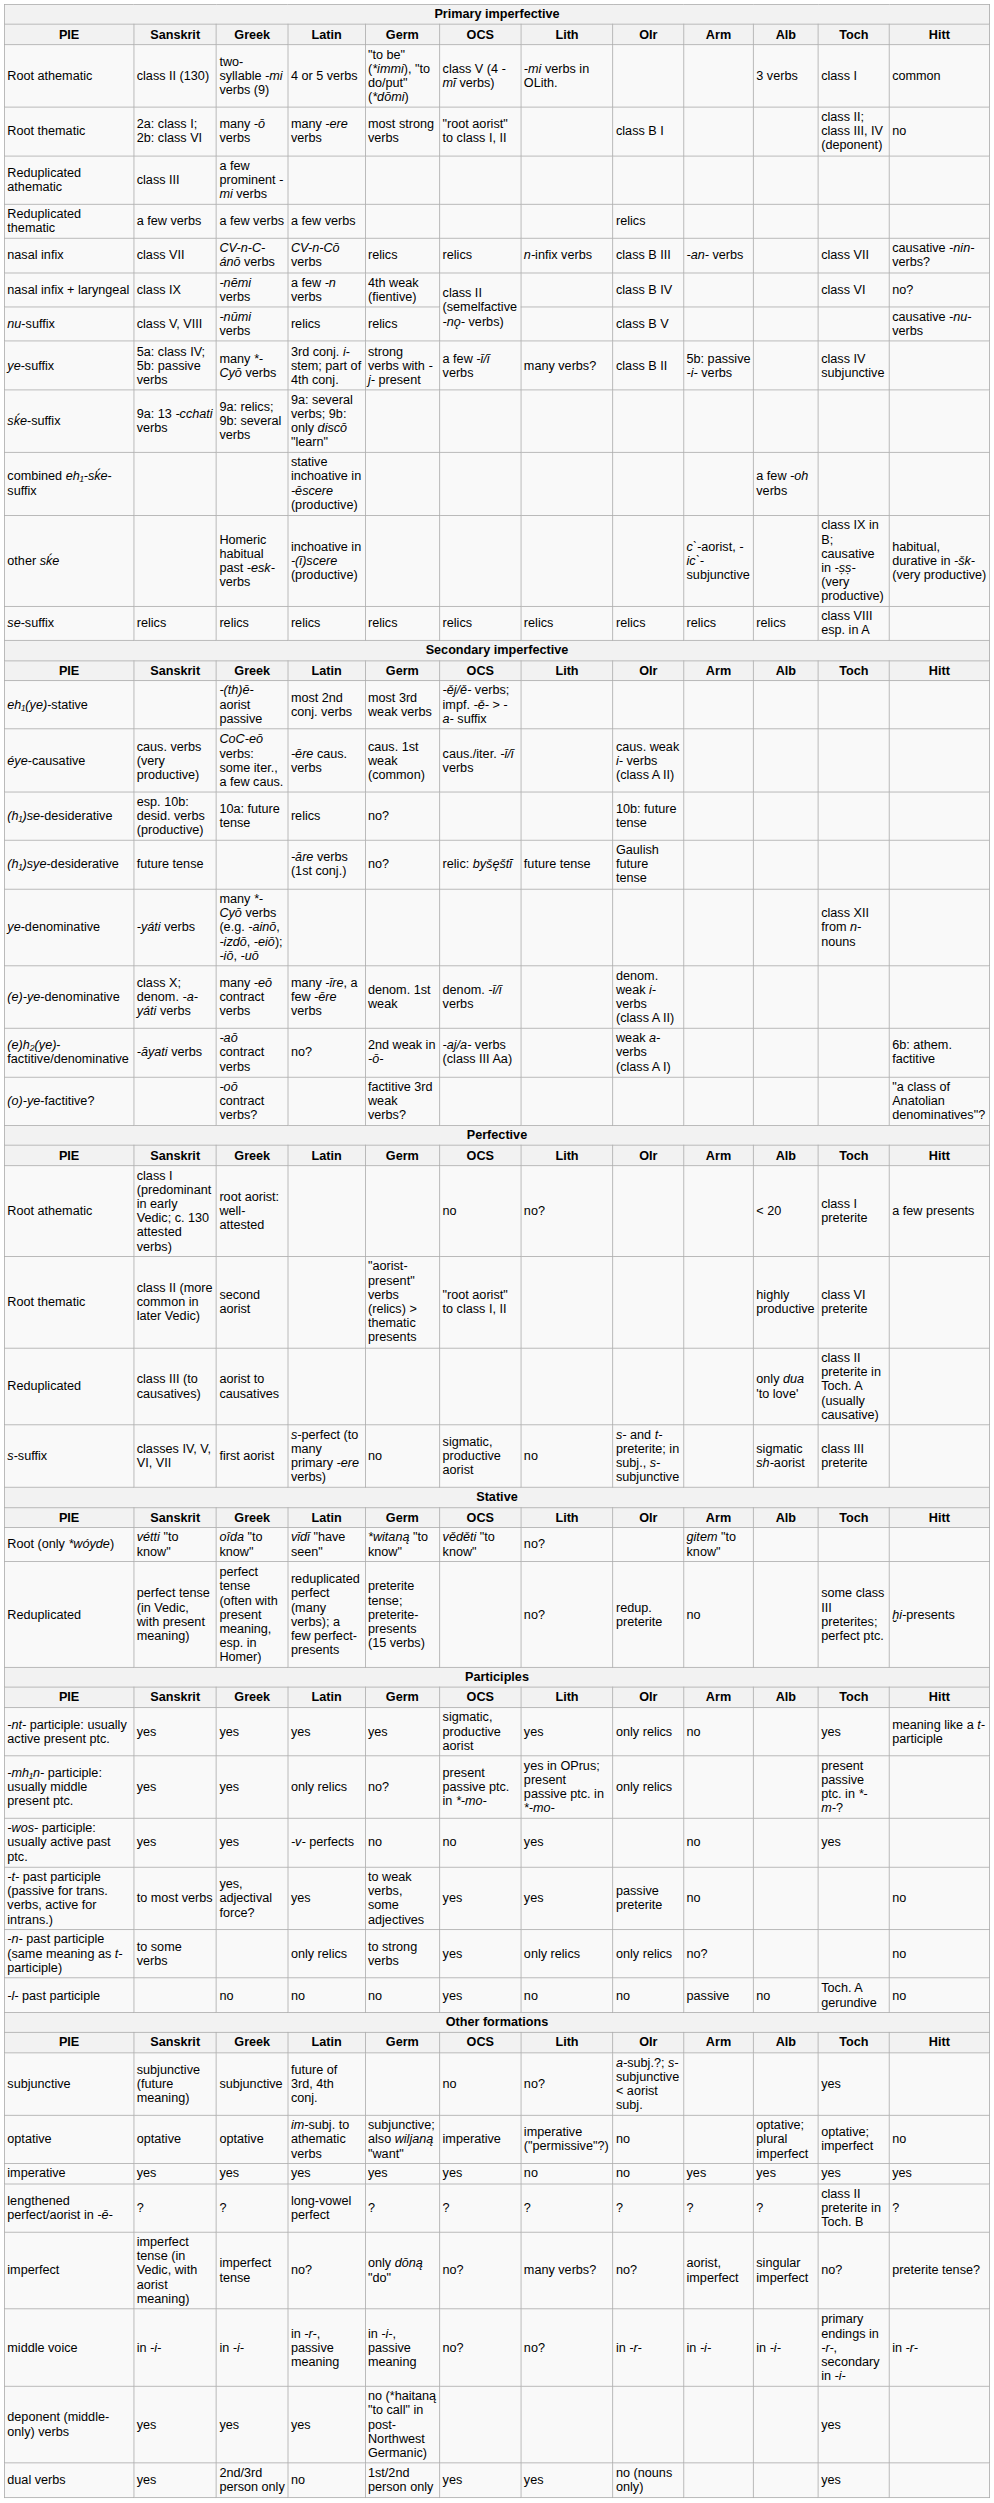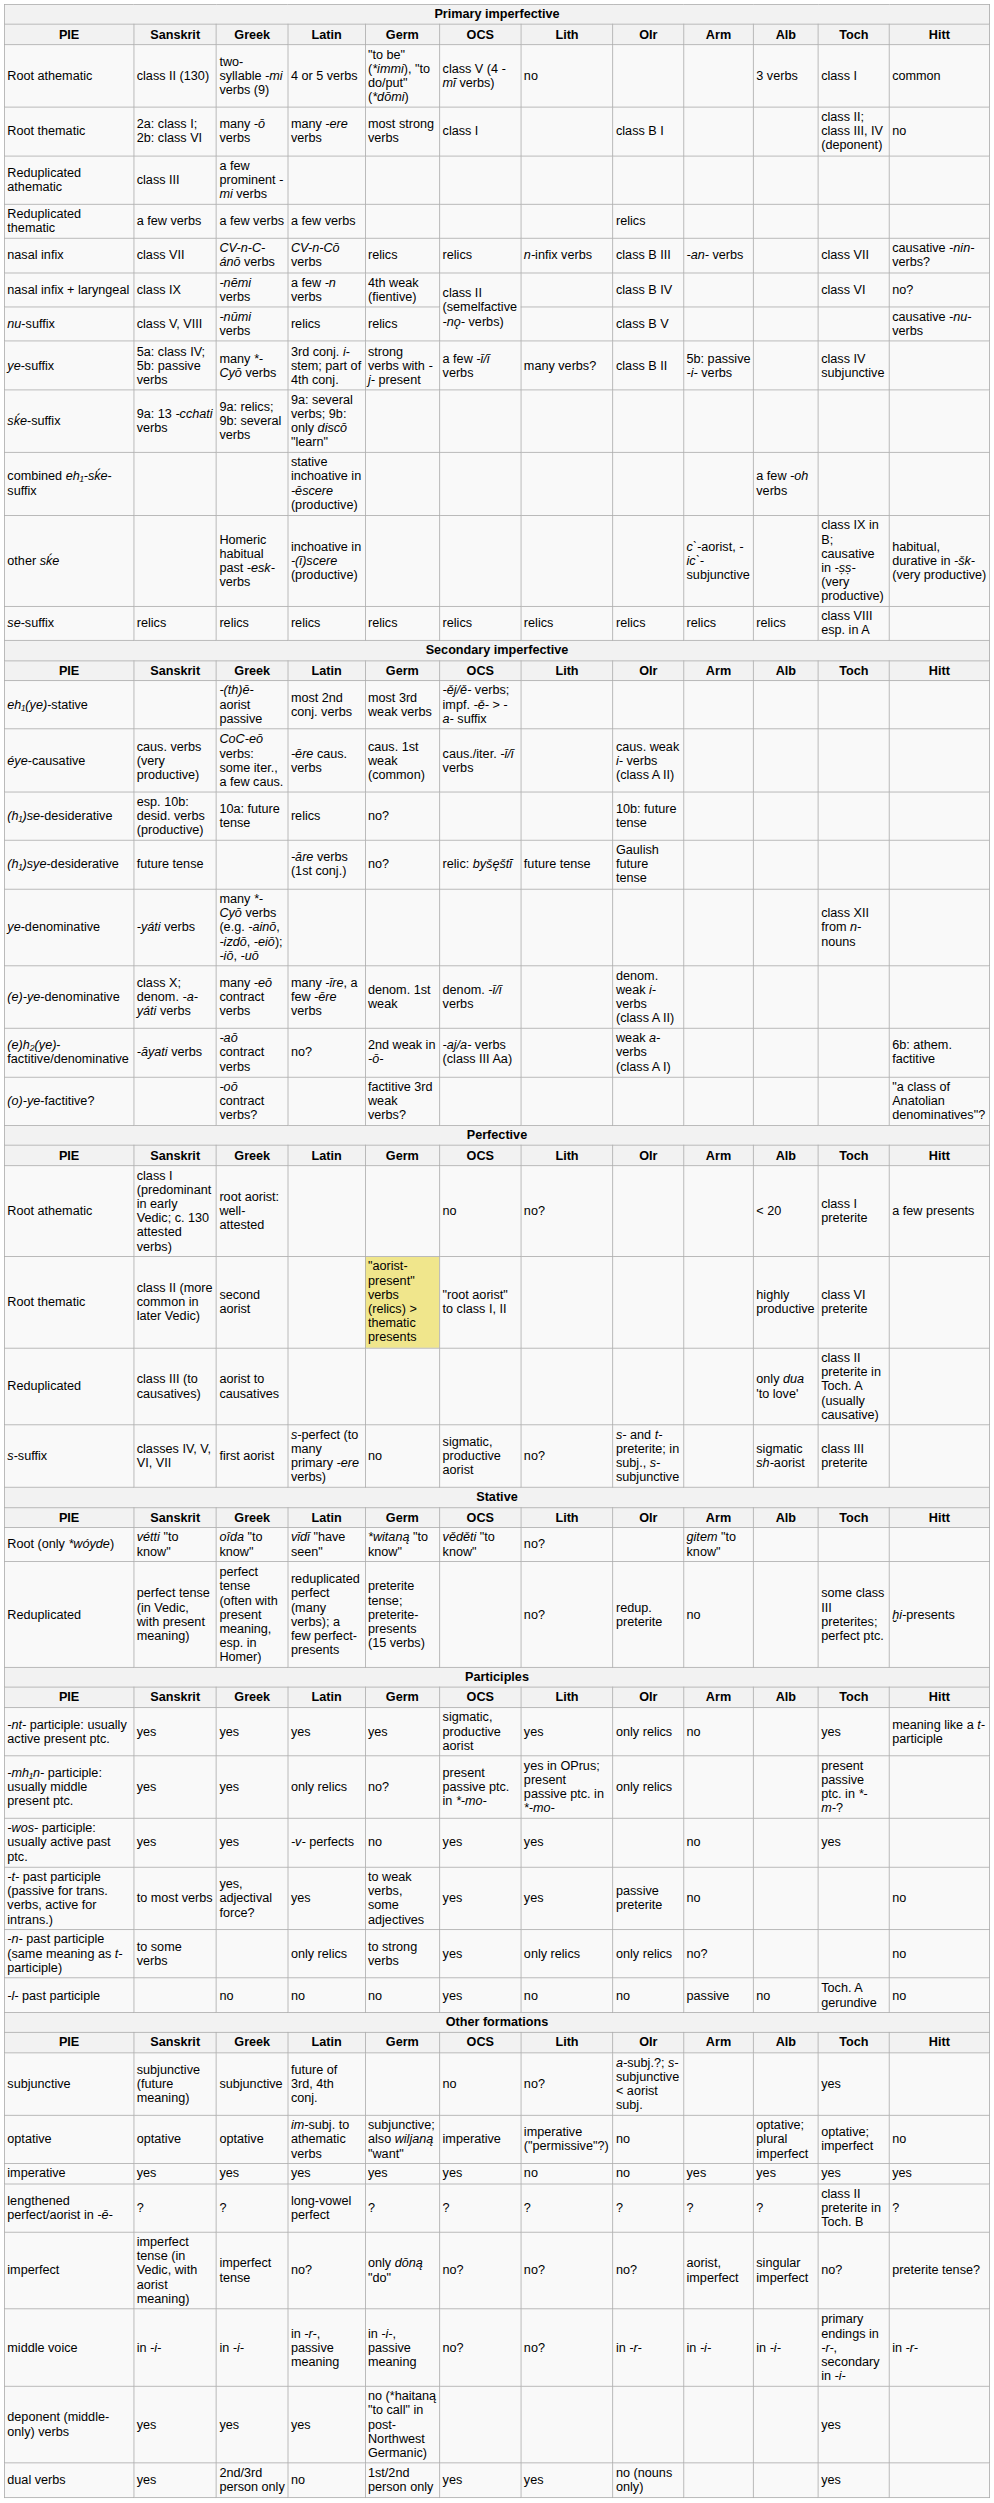(557, 75) -mi verbs in OLith. -> (531, 75) no
(475, 131) "root aorist" to class I, II -> (460, 131) class I
(392, 1302) no background -> (392, 1302) khaki background
(531, 1456) no -> (534, 1456) no?
(450, 1842) no -> (452, 1842) yes
(560, 2270) many verbs? -> (534, 2270) no?
